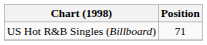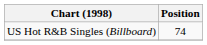(180, 31) 71 -> (180, 31) 74
